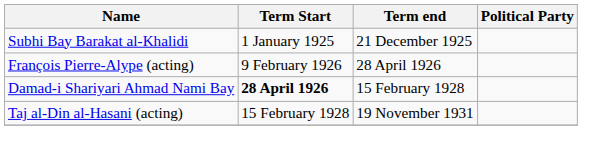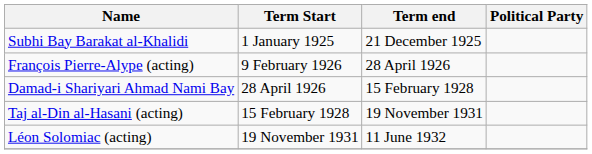(285, 88) bold -> (283, 88) normal
+ row: (80, 137)
